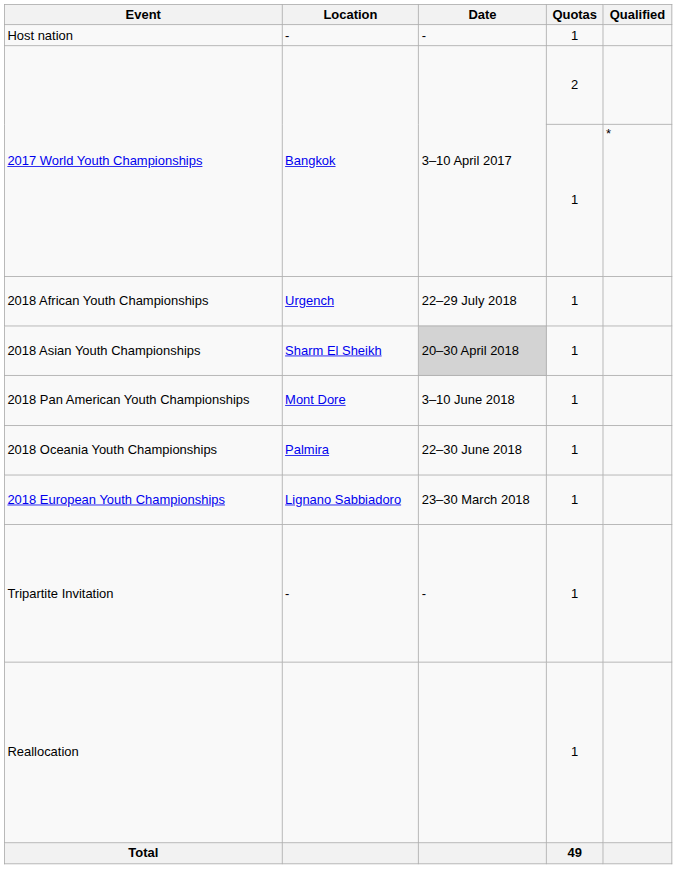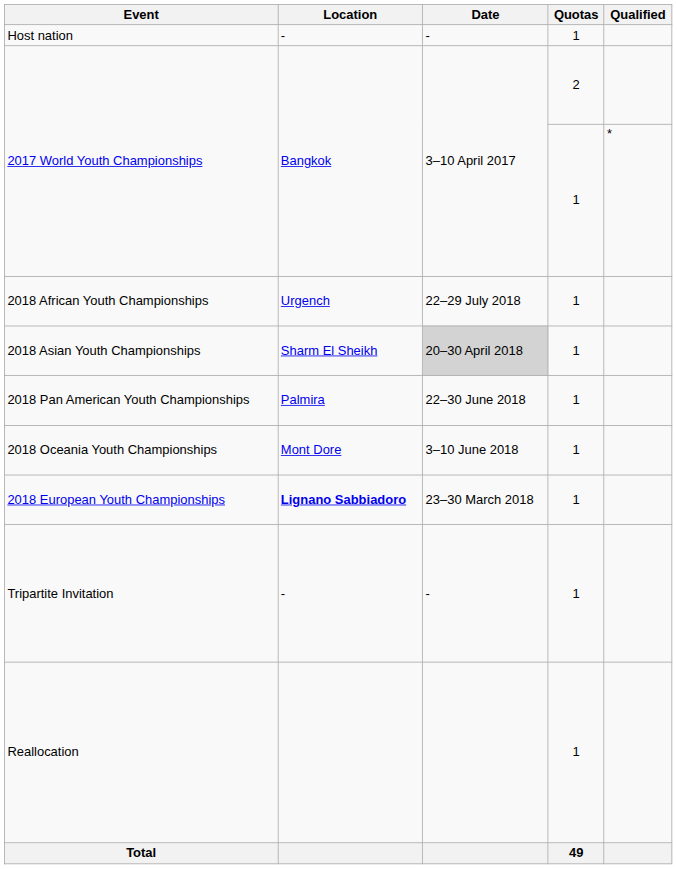(315, 400) Mont Dore -> (303, 400) Palmira
(468, 400) 3–10 June 2018 -> (476, 400) 22–30 June 2018
(307, 450) Palmira -> (311, 450) Mont Dore
(472, 450) 22–30 June 2018 -> (472, 450) 3–10 June 2018
(343, 499) normal -> (343, 499) bold
